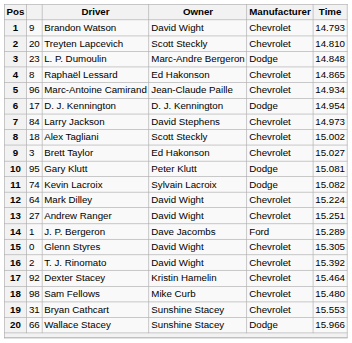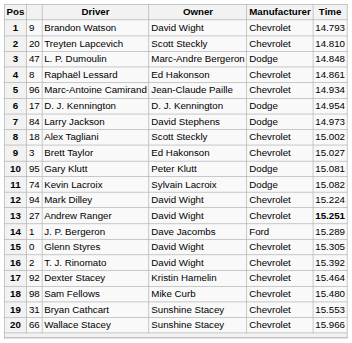(34, 58) 23 -> (34, 58) 47
(330, 74) 14.865 -> (330, 74) 14.861
(270, 121) Chevrolet -> (264, 121) Dodge
(34, 199) 64 -> (34, 199) 94
(330, 215) normal -> (330, 215) bold
(264, 325) Dodge -> (270, 325) Chevrolet
